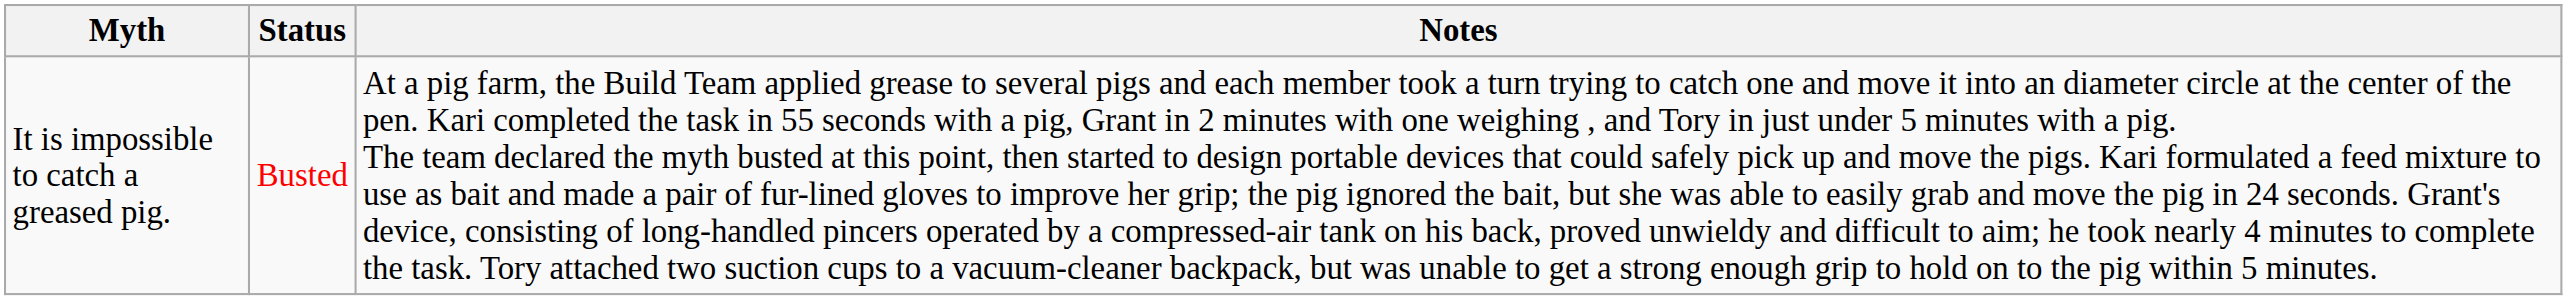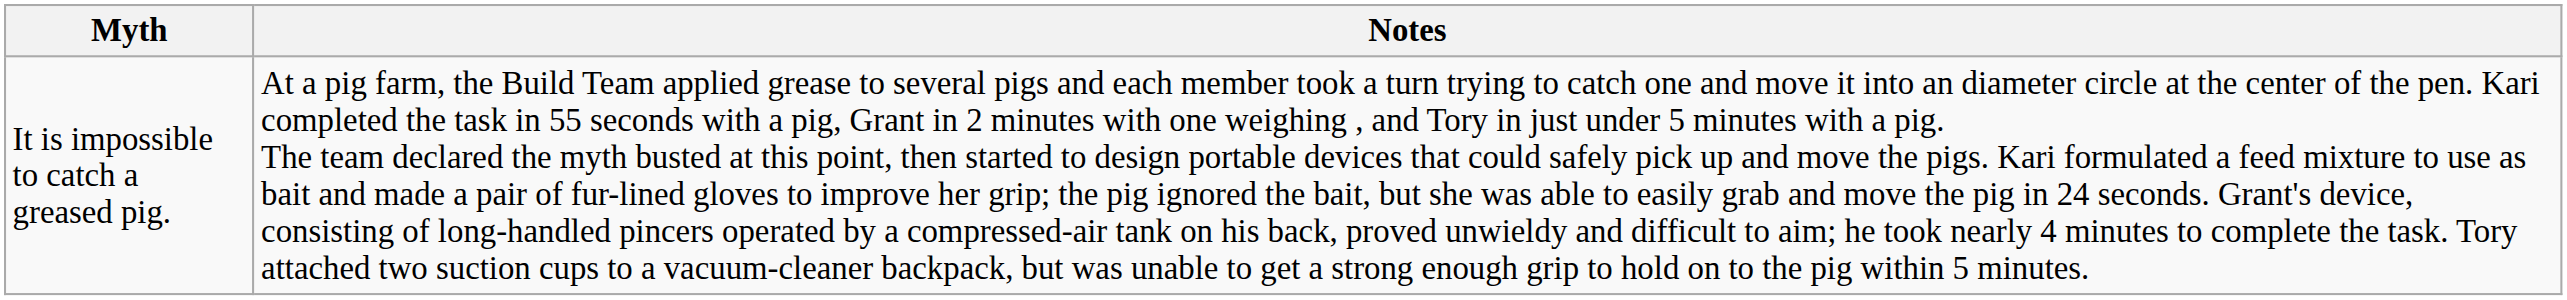- column: (302, 30)
